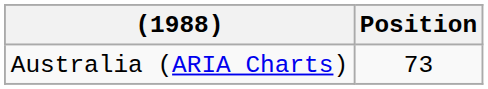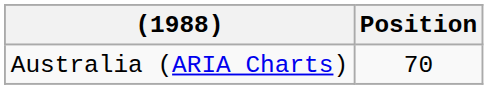(418, 65) 73 -> (418, 65) 70
